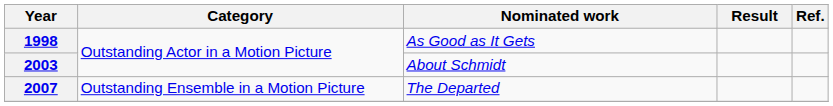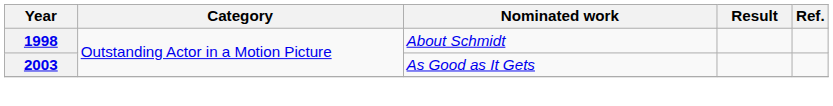(471, 40) As Good as It Gets -> (456, 40) About Schmidt
(456, 64) About Schmidt -> (471, 64) As Good as It Gets
- row: (41, 88)
